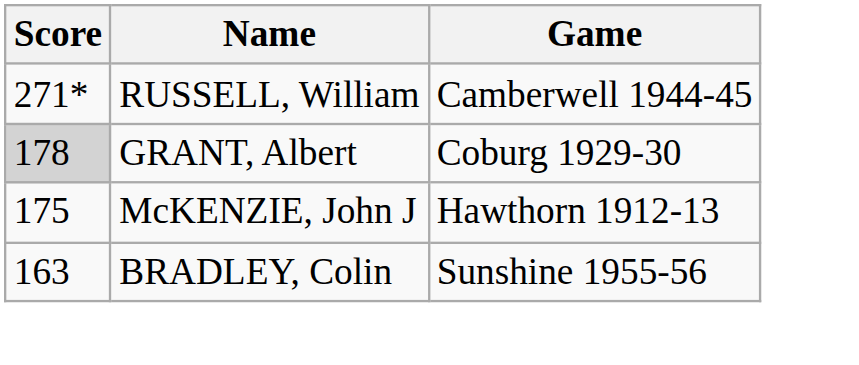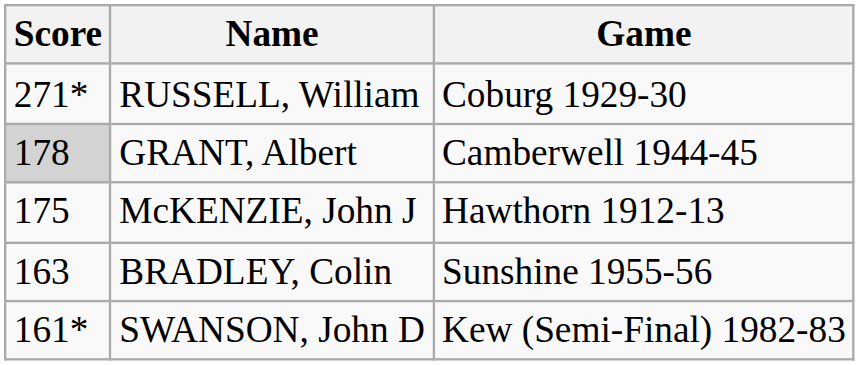(595, 93) Camberwell 1944-45 -> (564, 93) Coburg 1929-30
(559, 152) Coburg 1929-30 -> (600, 152) Camberwell 1944-45
+ row: (272, 329)
